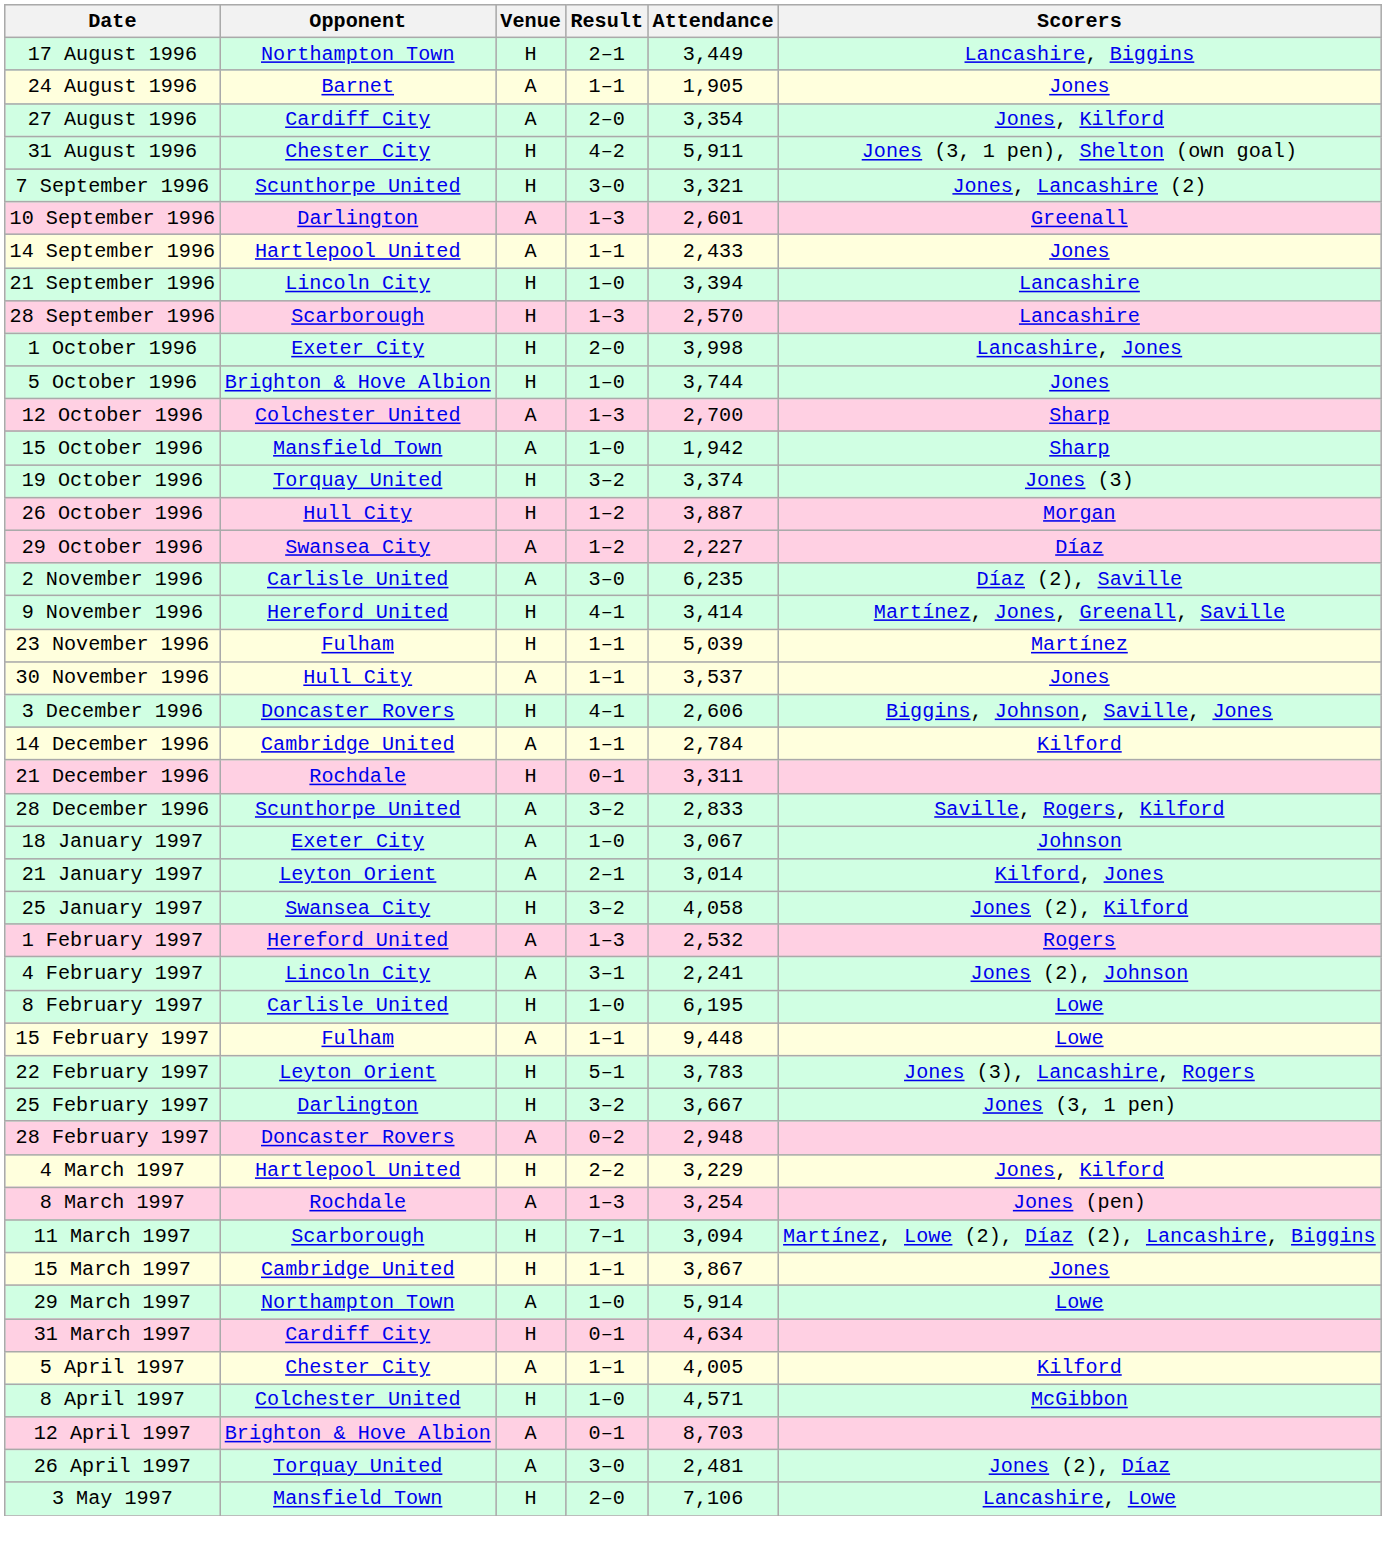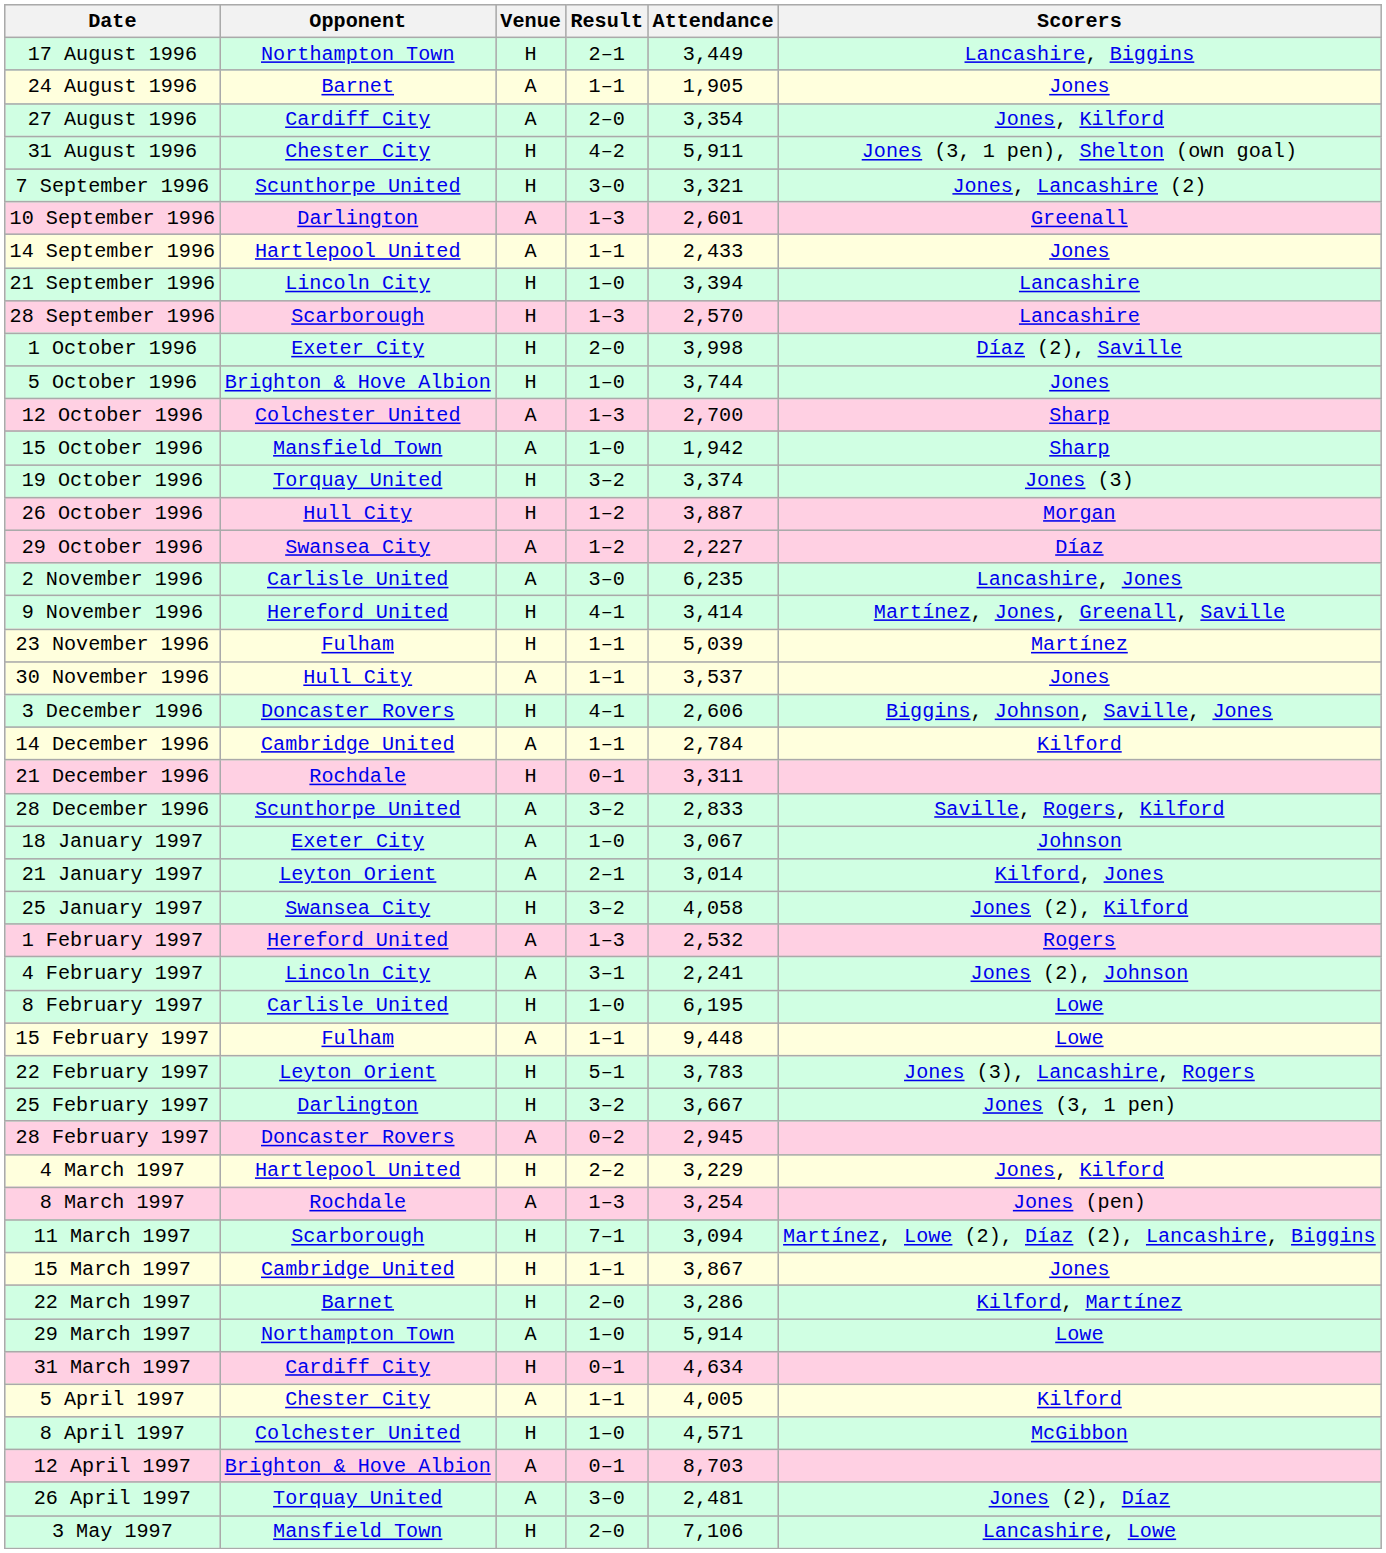(1079, 350) Lancashire, Jones -> (1079, 350) Díaz (2), Saville
(1079, 579) Díaz (2), Saville -> (1079, 579) Lancashire, Jones
(713, 1138) 2,948 -> (713, 1138) 2,945
+ row: (112, 1302)
